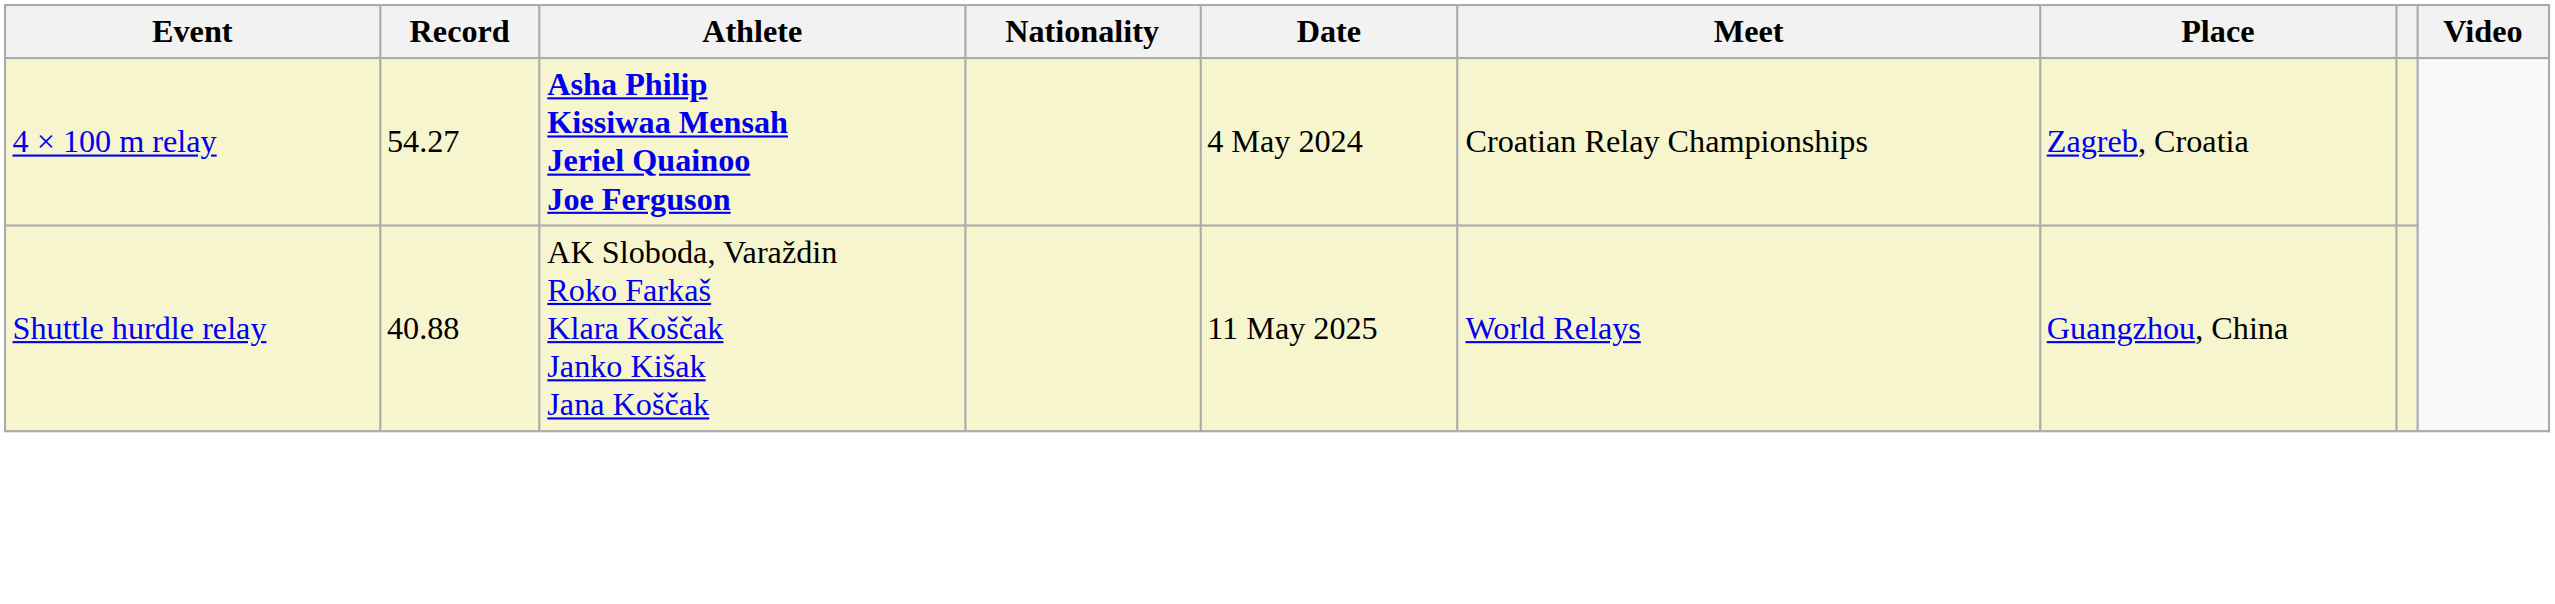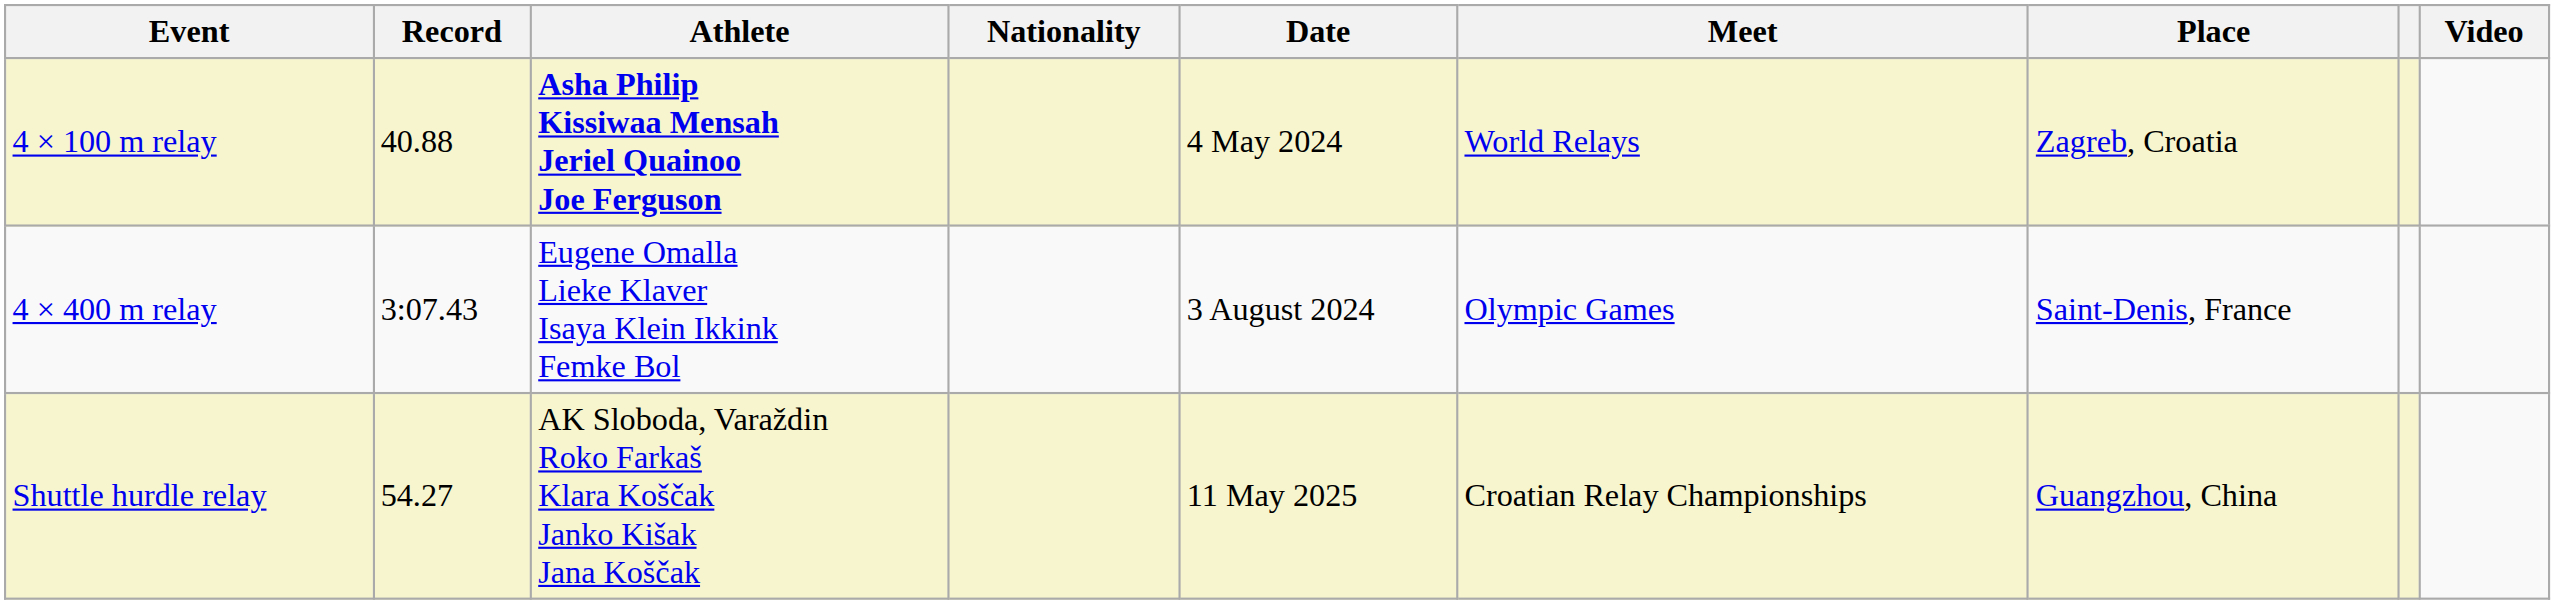(423, 141) 54.27 -> (417, 141) 40.88
(1667, 141) Croatian Relay Championships -> (1552, 141) World Relays
+ row: (115, 309)
(423, 328) 40.88 -> (417, 495) 54.27
(1553, 328) World Relays -> (1666, 495) Croatian Relay Championships
